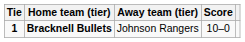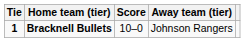columns swapped: (218, 12) <-> (158, 12)
